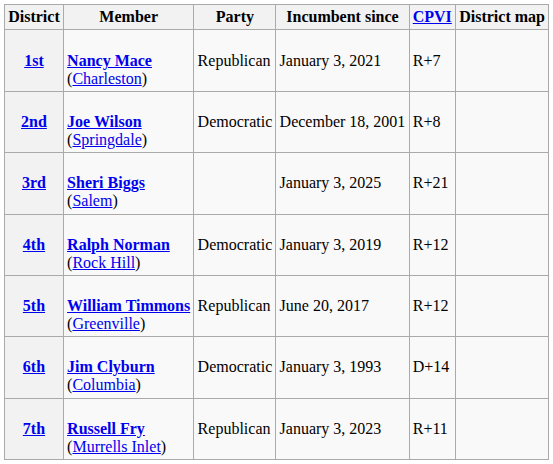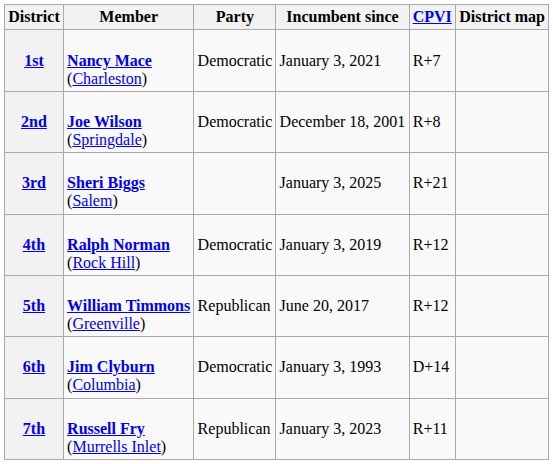(234, 60) Republican -> (235, 60) Democratic
